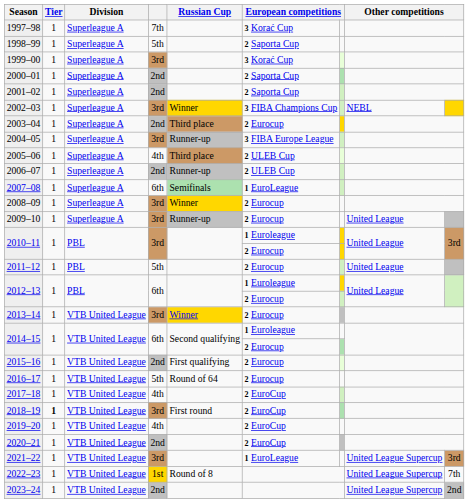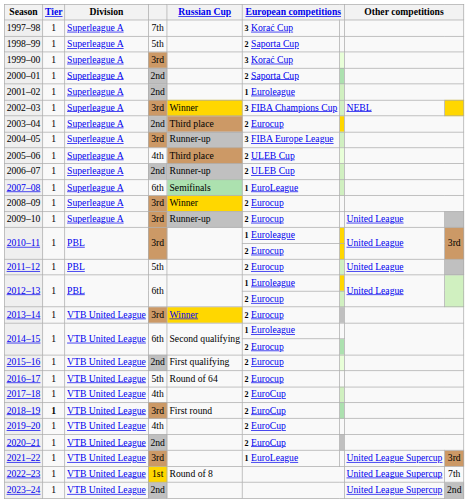(272, 91) 2 Saporta Cup -> (270, 91) 1 Euroleague
